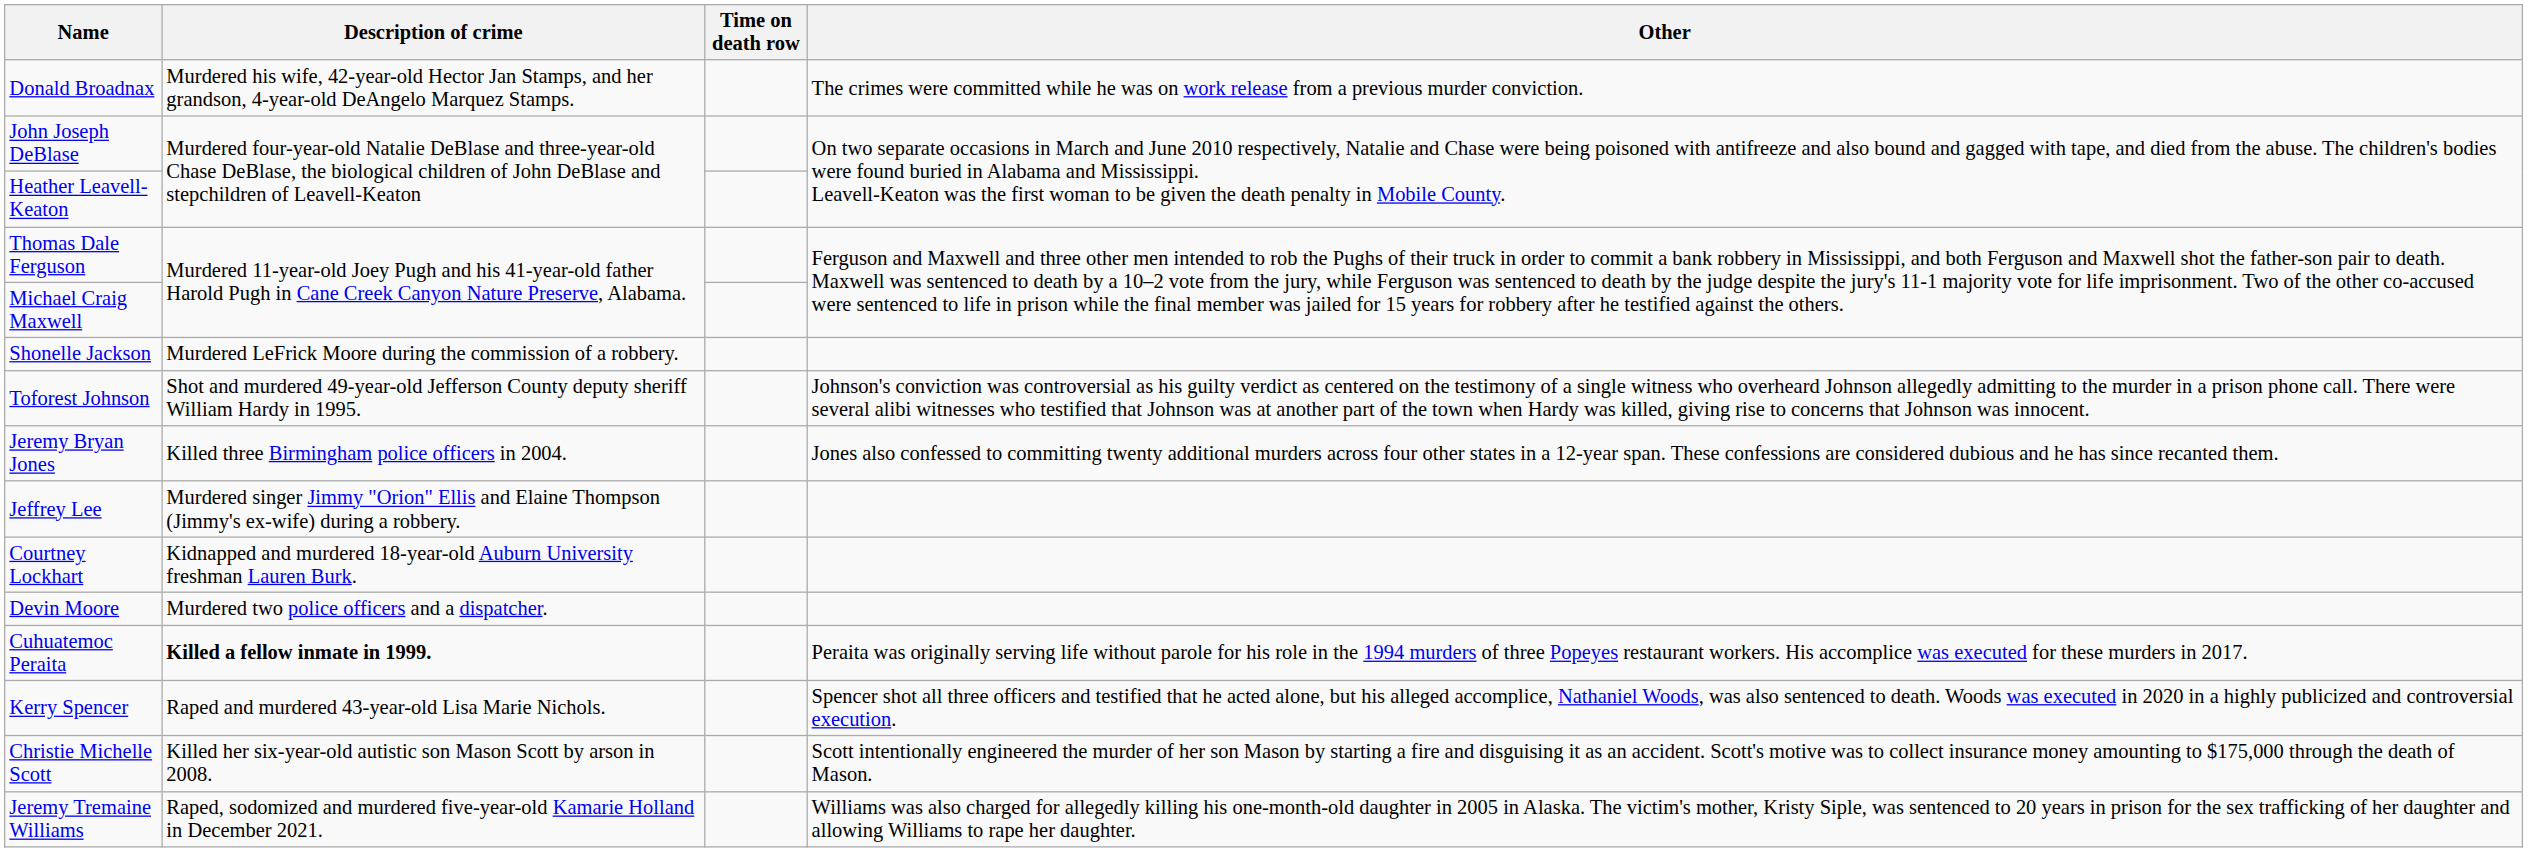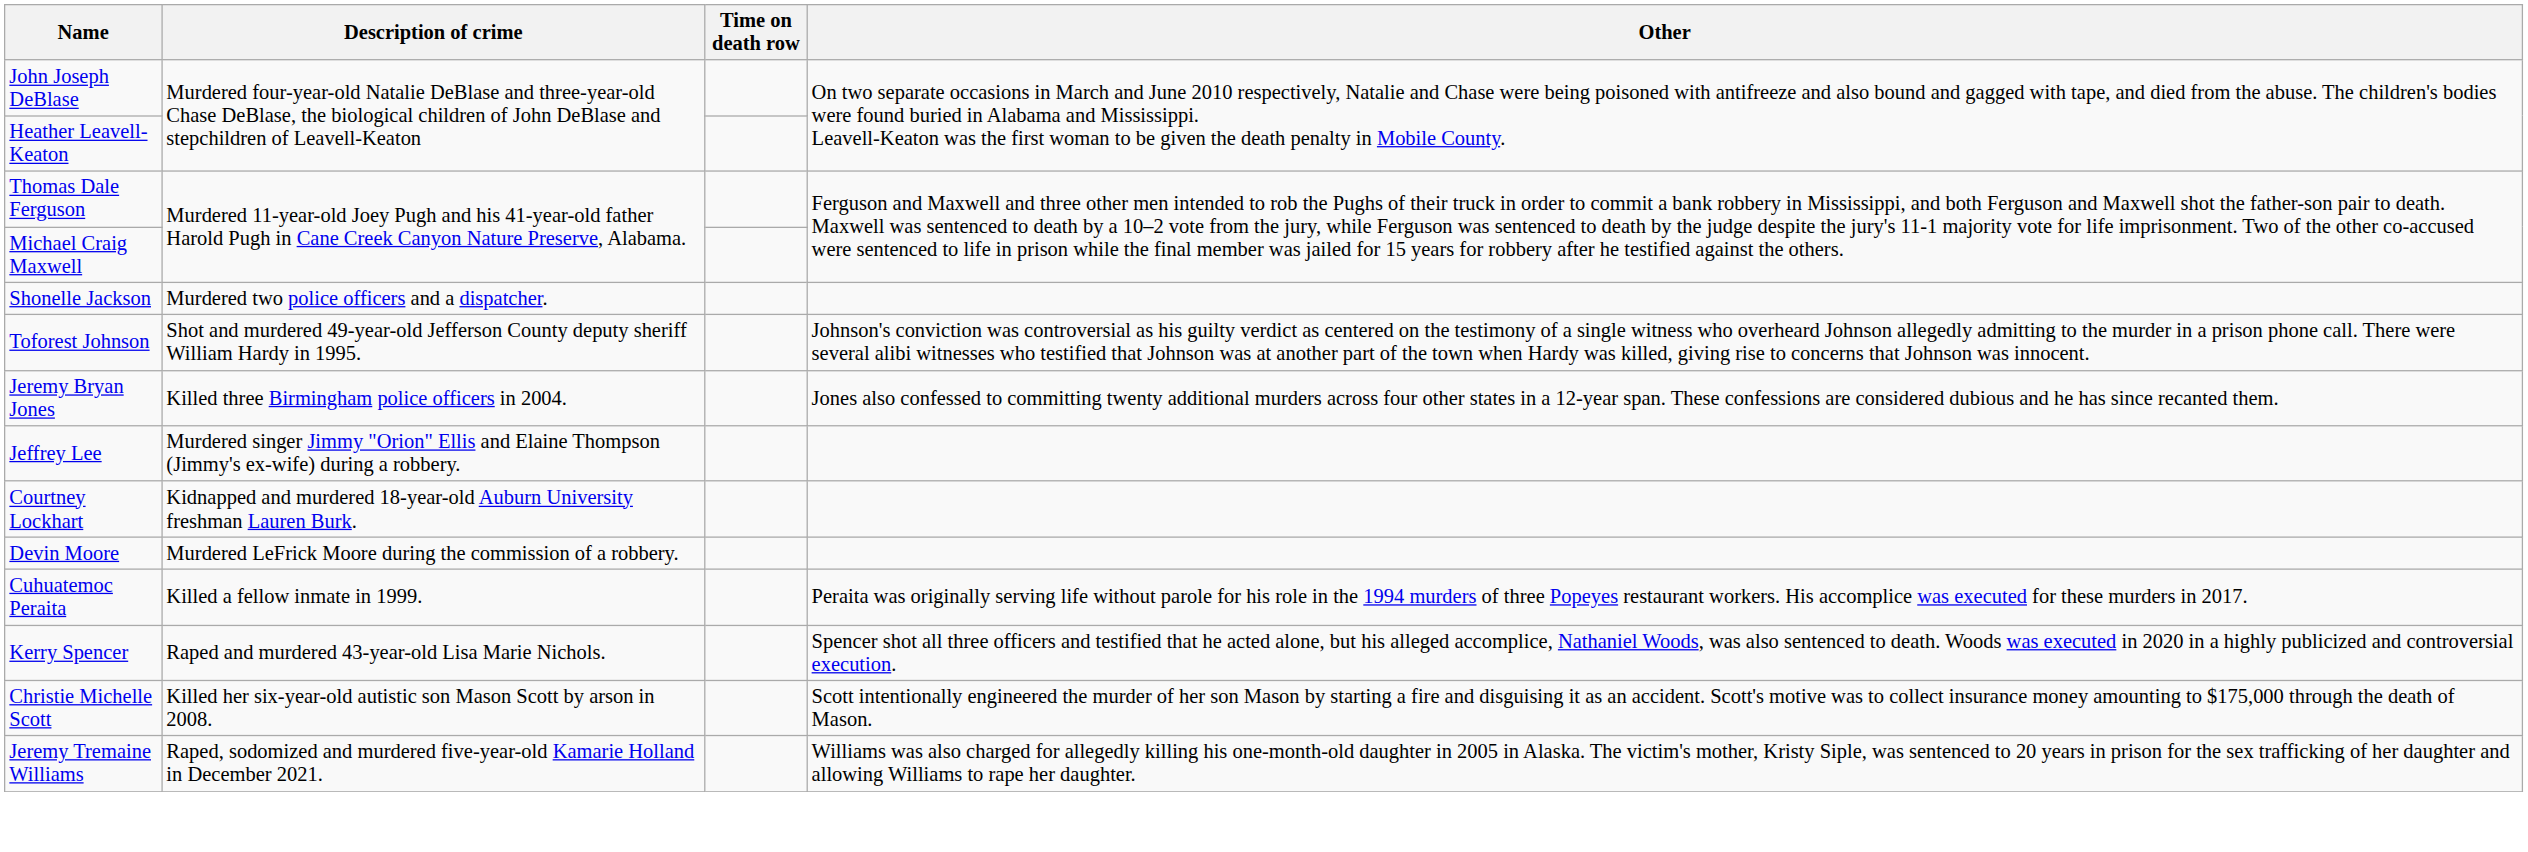- row: (82, 87)
(422, 353) Murdered LeFrick Moore during the commission of a robbery. -> (357, 298) Murdered two police officers and a dispatcher.
(357, 608) Murdered two police officers and a dispatcher. -> (422, 552) Murdered LeFrick Moore during the commission of a robbery.
(299, 652) bold -> (294, 596) normal
